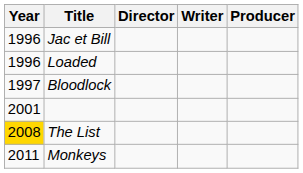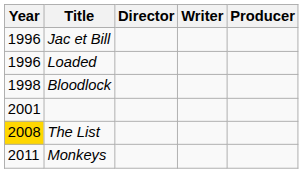(24, 86) 1997 -> (24, 86) 1998
